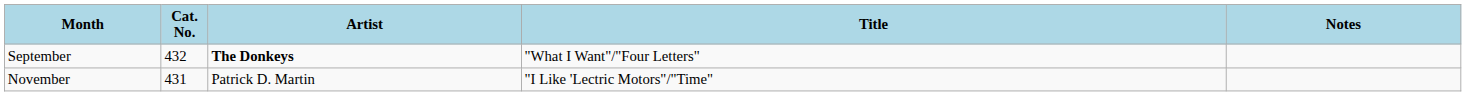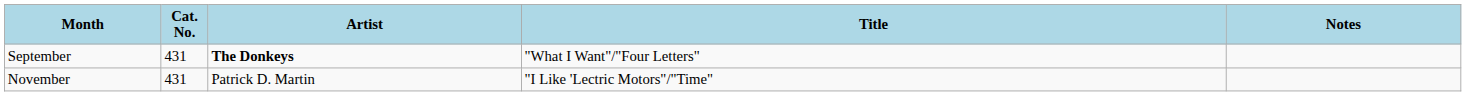(175, 56) 432 -> (175, 56) 431
